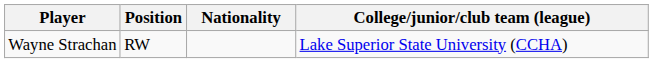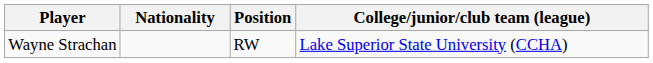columns swapped: (153, 17) <-> (241, 17)
